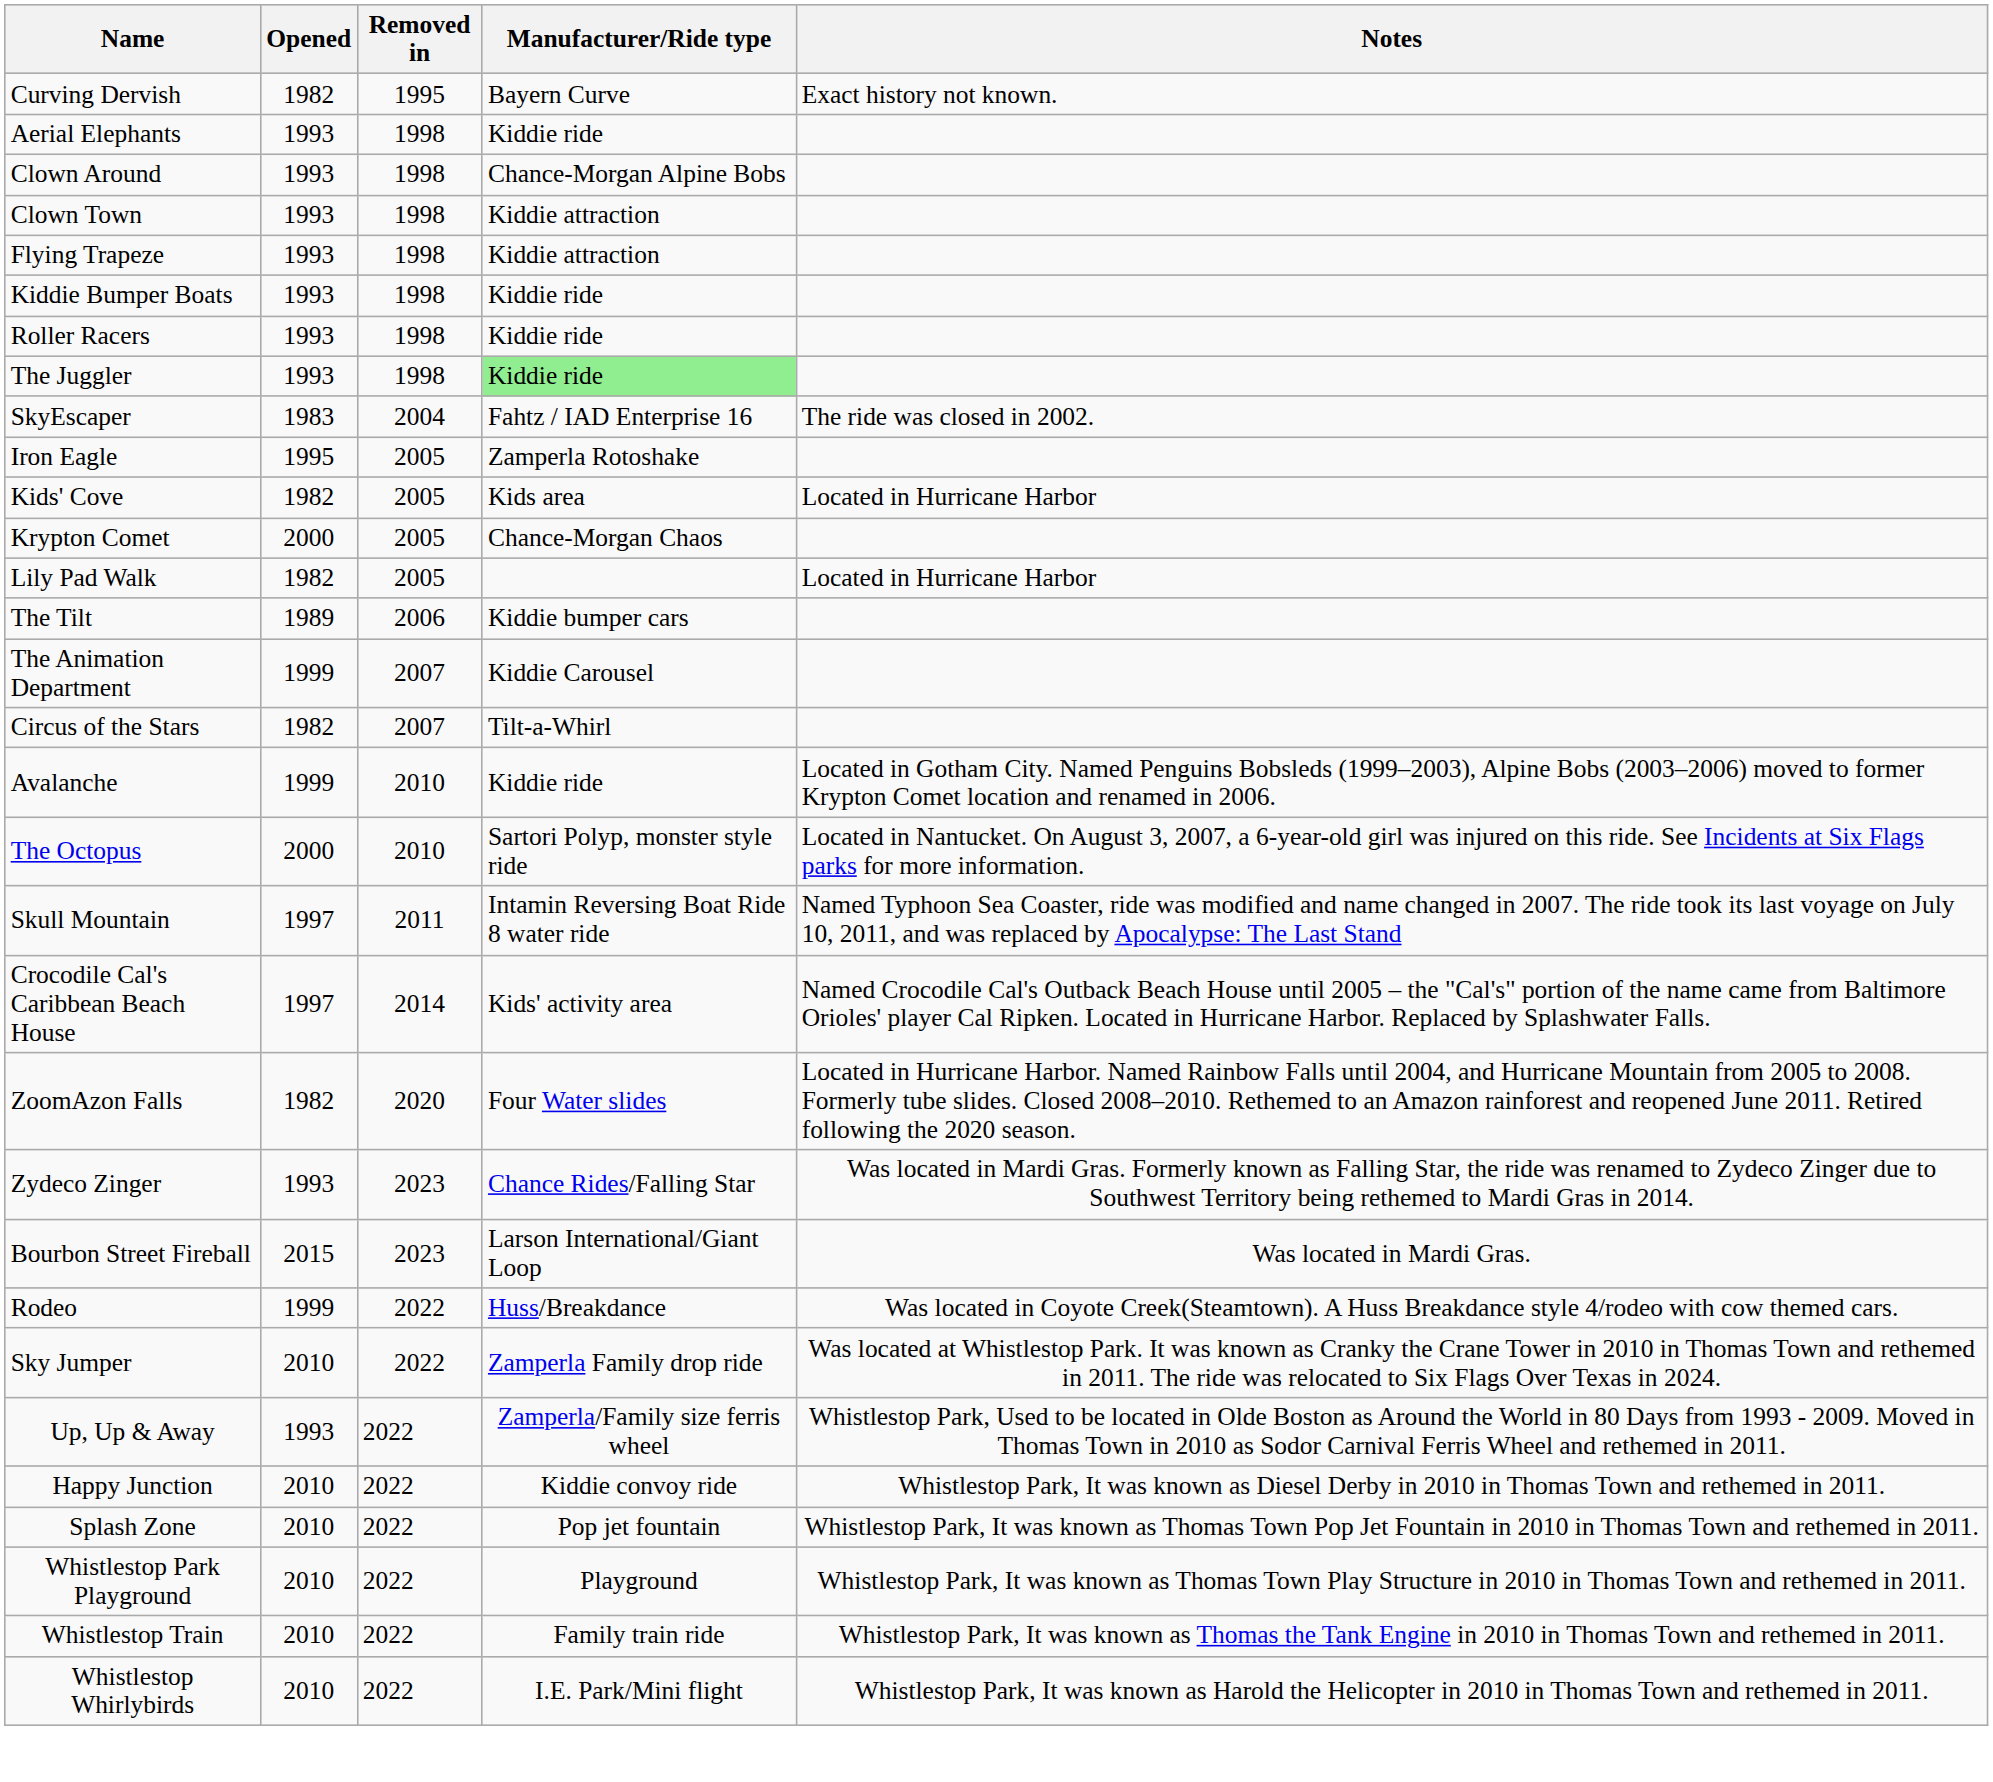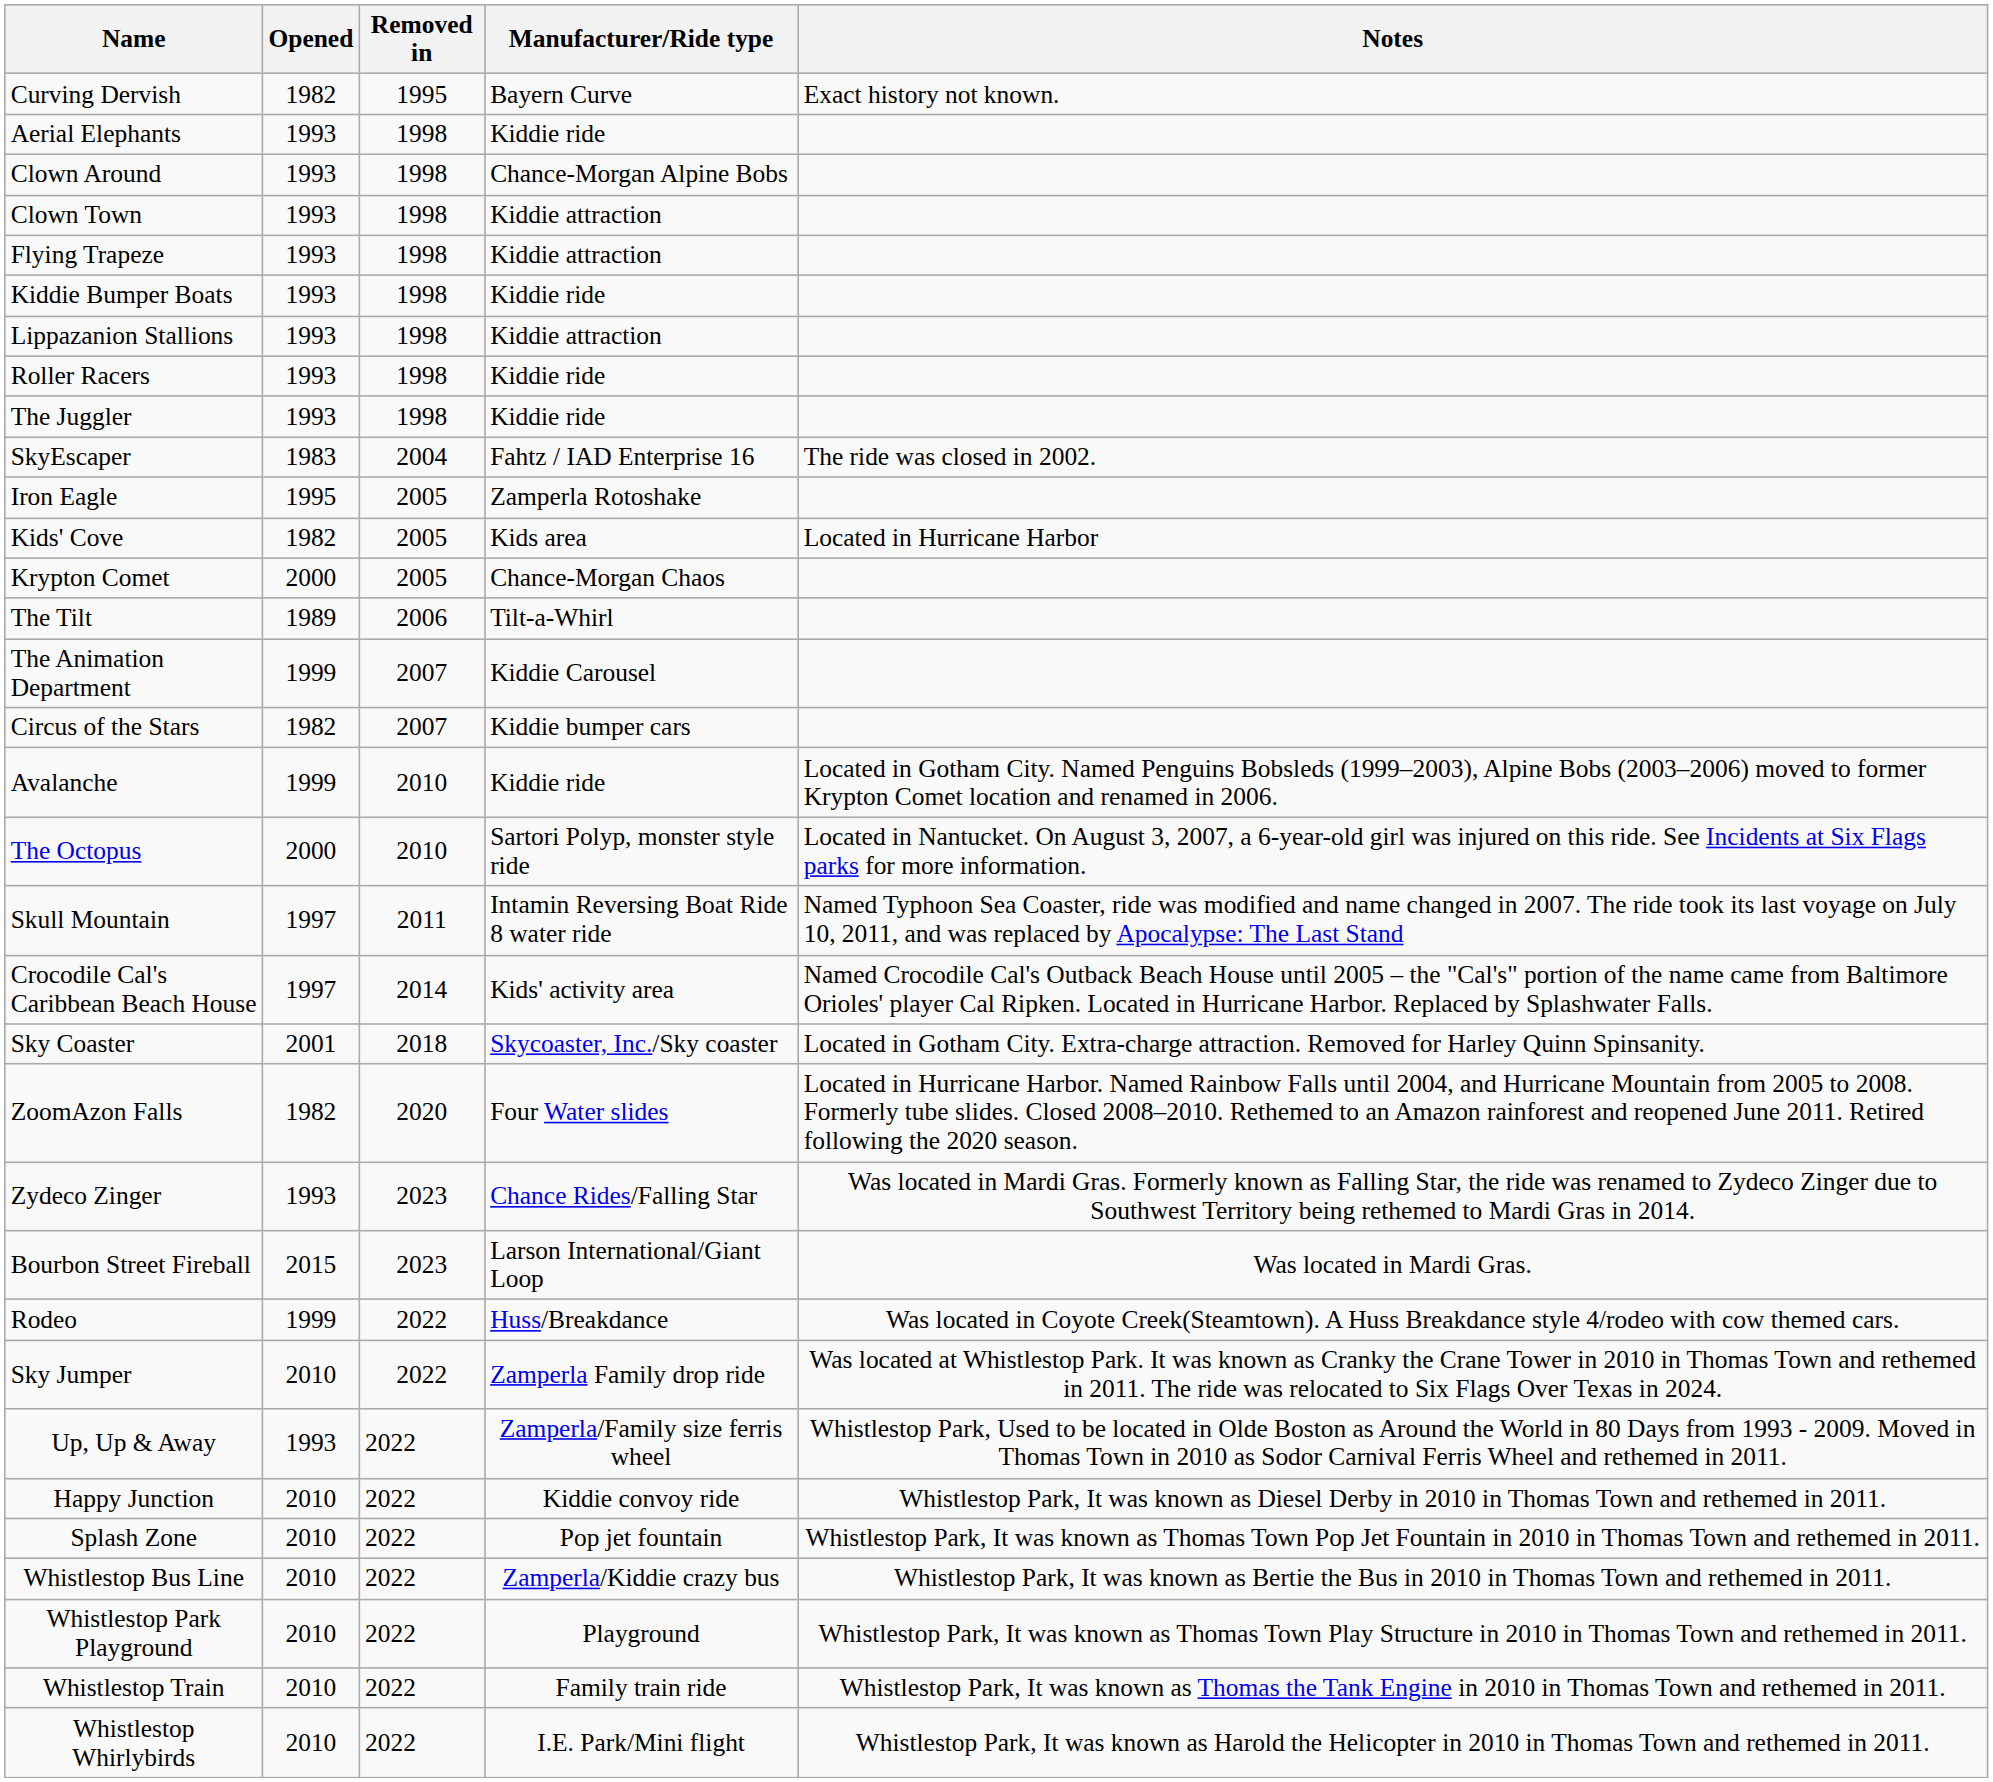+ row: (122, 335)
(546, 376) lightgreen background -> (548, 416) no background
- row: (84, 577)
(588, 618) Kiddie bumper cars -> (552, 618) Tilt-a-Whirl
(550, 727) Tilt-a-Whirl -> (590, 727) Kiddie bumper cars
+ row: (72, 1043)
+ row: (134, 1578)
